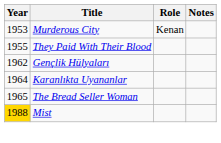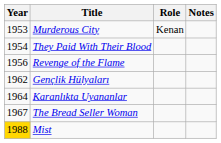(17, 46) 1955 -> (17, 46) 1954
+ row: (79, 63)
(17, 96) 1965 -> (17, 113) 1967
